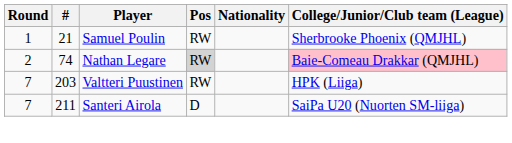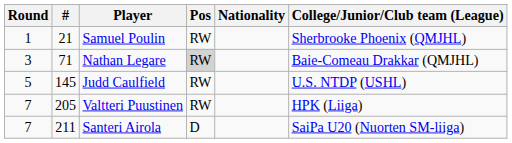(28, 60) 2 -> (28, 60) 3
(65, 60) 74 -> (65, 60) 71
(385, 60) pink background -> (385, 60) no background
+ row: (124, 82)
(65, 82) 203 -> (65, 104) 205
